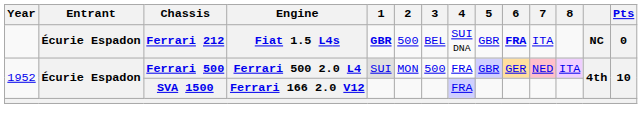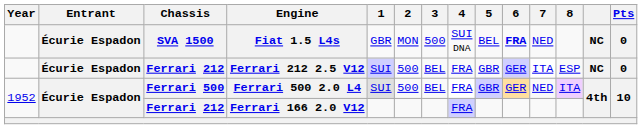(185, 41) Ferrari 212 -> (185, 41) SVA 1500
(381, 41) bold -> (381, 41) normal
(408, 41) 500 -> (408, 41) MON
(435, 41) BEL -> (435, 41) 500
(489, 41) GBR -> (489, 41) BEL
(543, 41) ITA -> (543, 41) NED
+ row: (297, 68)
(408, 68) MON -> (408, 88) 500
(435, 68) 500 -> (435, 88) BEL
(543, 68) pink background -> (543, 88) no background
(185, 88) SVA 1500 -> (185, 108) Ferrari 212
